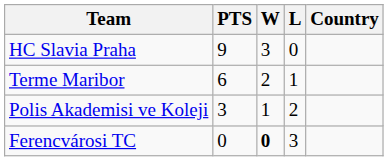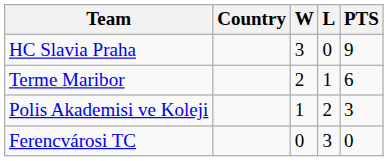columns swapped: (345, 19) <-> (235, 19)
(266, 140) bold -> (299, 140) normal
